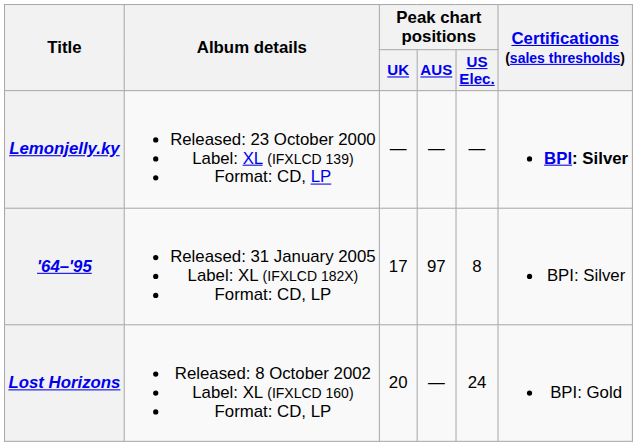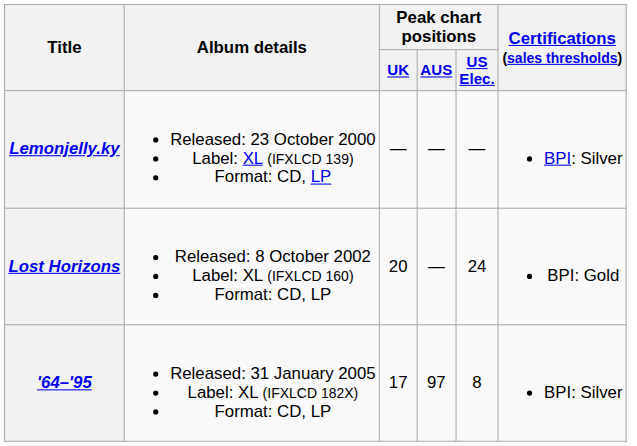(565, 159) bold -> (562, 159) normal
rows swapped: (64, 383) <-> (64, 266)
